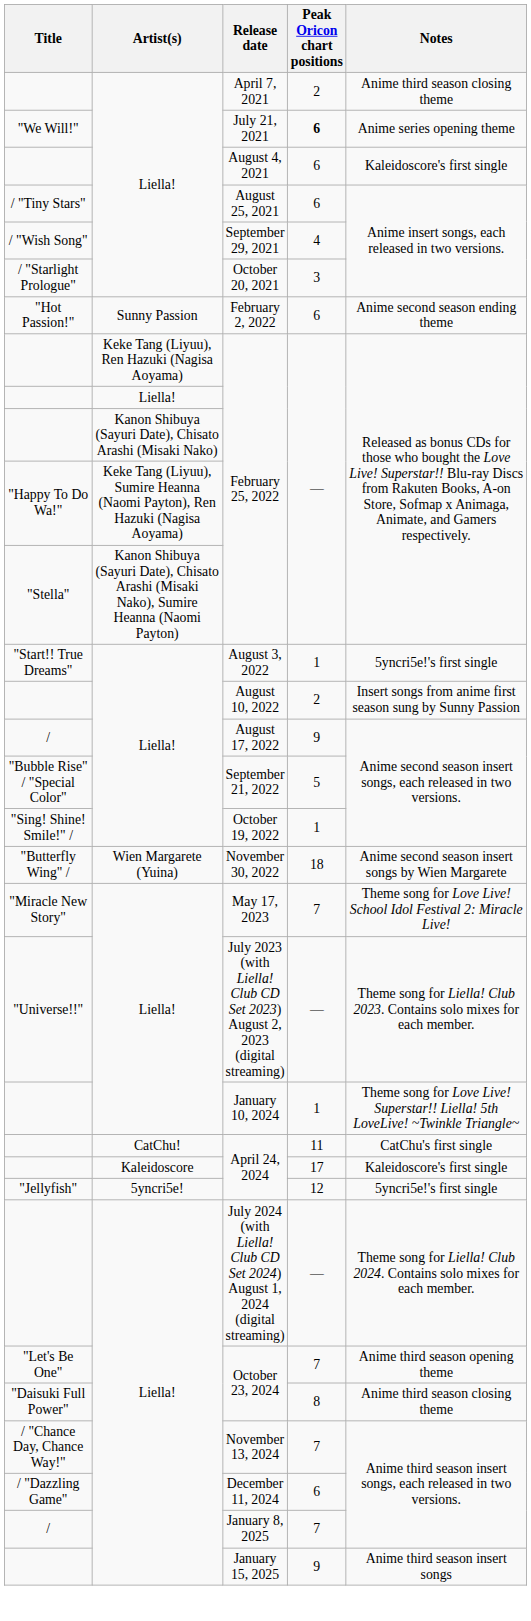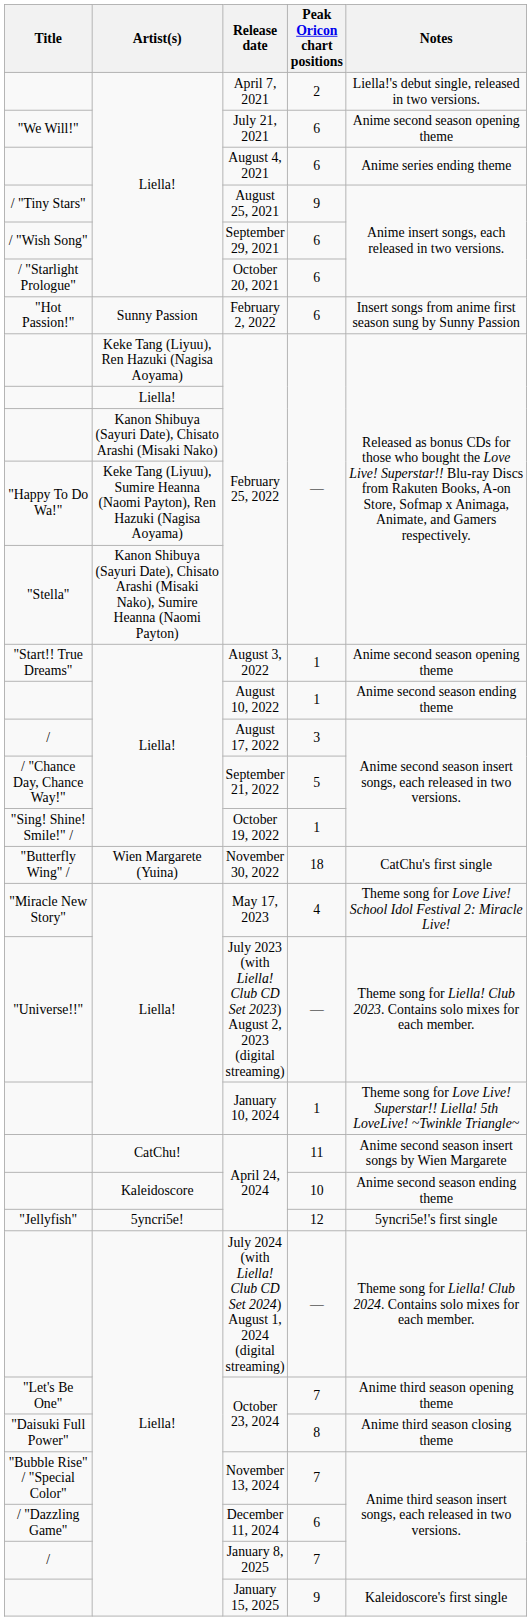(436, 91) Anime third season closing theme -> (436, 91) Liella!'s debut single, released in two versions.
(317, 128) bold -> (317, 128) normal
(436, 128) Anime series opening theme -> (436, 128) Anime second season opening theme
(436, 166) Kaleidoscore's first single -> (436, 166) Anime series ending theme
(317, 203) 6 -> (317, 203) 9
(317, 240) 4 -> (317, 240) 6
(317, 277) 3 -> (317, 277) 6
(436, 315) Anime second season ending theme -> (436, 315) Insert songs from anime first season sung by Sunny Passion
(436, 662) 5yncri5e!'s first single -> (436, 662) Anime second season opening theme
(317, 700) 2 -> (317, 700) 1
(436, 700) Insert songs from anime first season sung by Sunny Passion -> (436, 700) Anime second season ending theme
(317, 737) 9 -> (317, 737) 3
(48, 782) "Bubble Rise" / "Special Color" -> (48, 782) / "Chance Day, Chance Way!"
(436, 864) Anime second season insert songs by Wien Margarete -> (436, 864) CatChu's first single
(317, 909) 7 -> (317, 909) 4
(436, 1145) CatChu's first single -> (436, 1153) Anime second season insert songs by Wien Margarete
(317, 1167) 17 -> (317, 1190) 10
(436, 1167) Kaleidoscore's first single -> (436, 1190) Anime second season ending theme
(48, 1446) / "Chance Day, Chance Way!" -> (48, 1477) "Bubble Rise" / "Special Color"
(436, 1566) Anime third season insert songs -> (436, 1597) Kaleidoscore's first single
